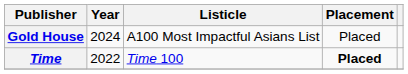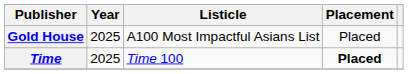(105, 36) 2024 -> (105, 36) 2025
(105, 58) 2022 -> (105, 58) 2025
